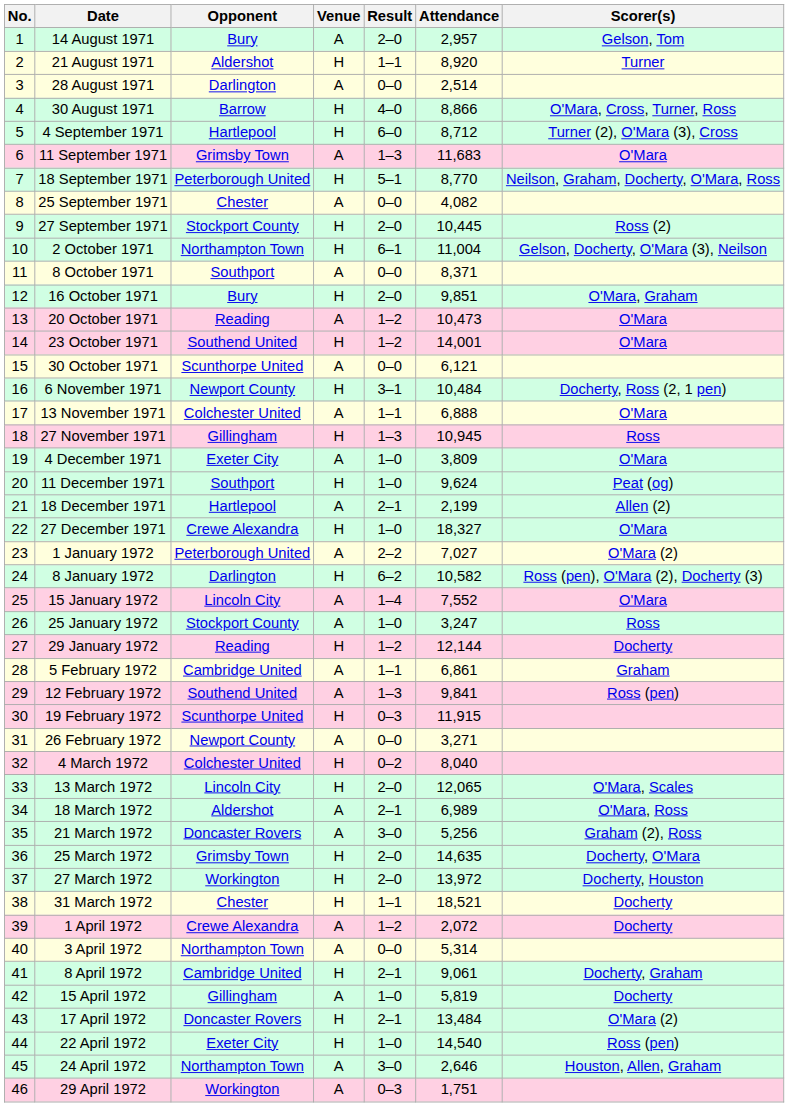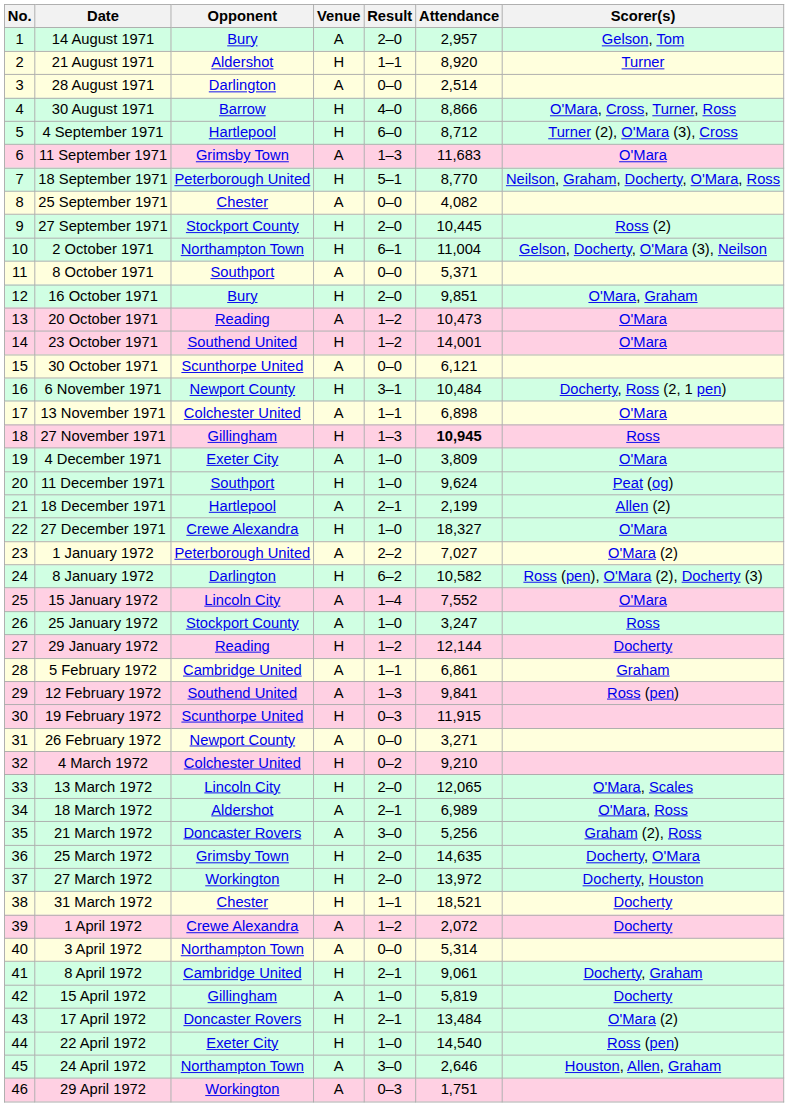(459, 272) 8,371 -> (459, 272) 5,371
(459, 413) 6,888 -> (459, 413) 6,898
(459, 436) normal -> (459, 436) bold
(459, 763) 8,040 -> (459, 763) 9,210
